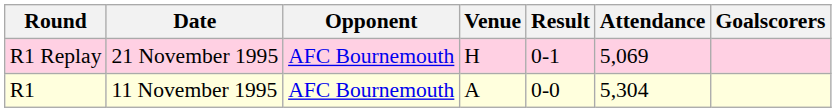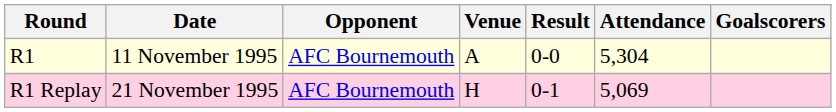rows swapped: (22, 90) <-> (56, 55)
